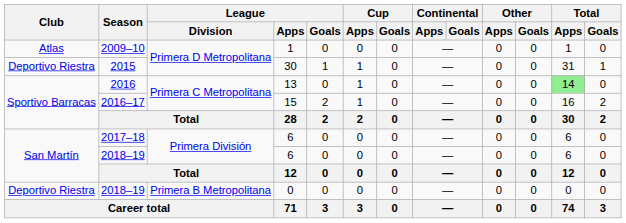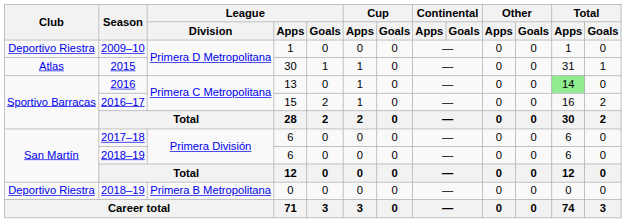(51, 48) Atlas -> (51, 48) Deportivo Riestra
(51, 66) Deportivo Riestra -> (51, 66) Atlas
